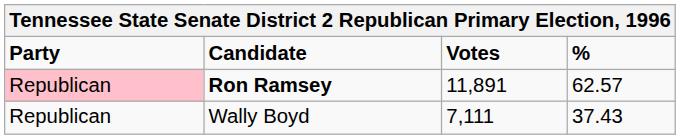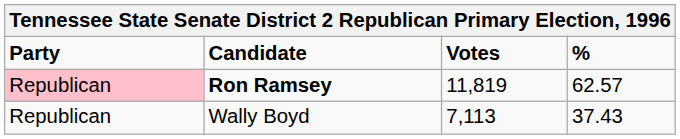(477, 85) 11,891 -> (477, 85) 11,819
(470, 117) 7,111 -> (471, 117) 7,113
